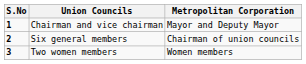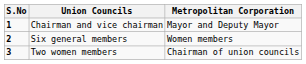(233, 39) Chairman of union councils -> (200, 39) Women members
(200, 53) Women members -> (233, 53) Chairman of union councils
